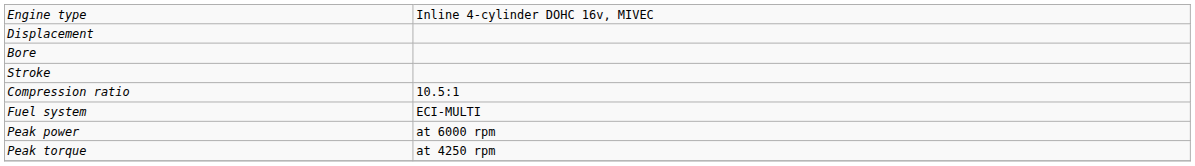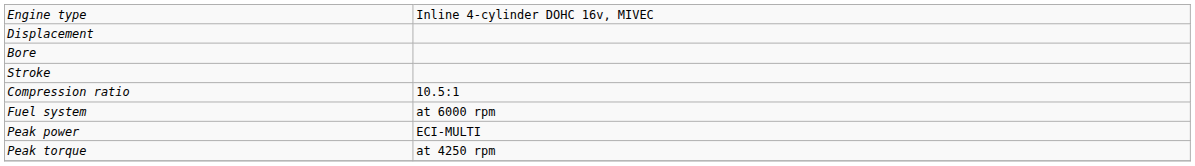(449, 112) ECI-MULTI -> (456, 112) at 6000 rpm
(456, 131) at 6000 rpm -> (449, 131) ECI-MULTI
